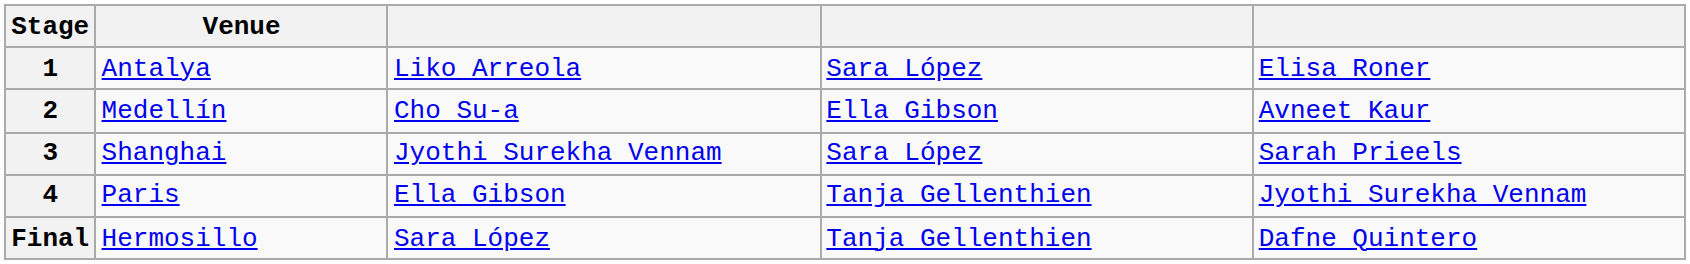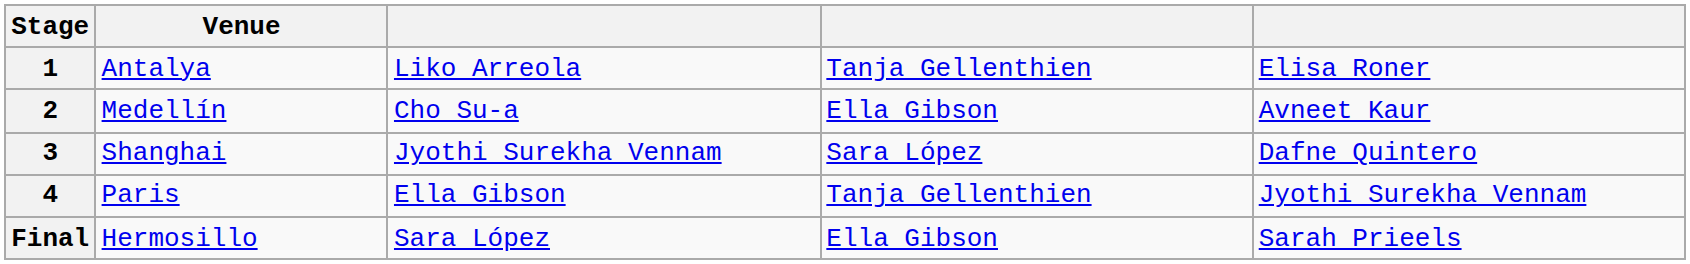(904, 69) Sara López -> (959, 69) Tanja Gellenthien
(1360, 153) Sarah Prieels -> (1368, 153) Dafne Quintero
(959, 238) Tanja Gellenthien -> (912, 238) Ella Gibson
(1368, 238) Dafne Quintero -> (1360, 238) Sarah Prieels
